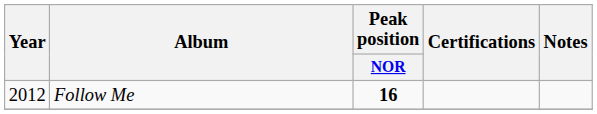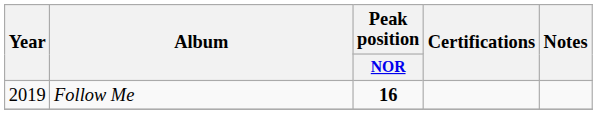(27, 94) 2012 -> (27, 94) 2019
